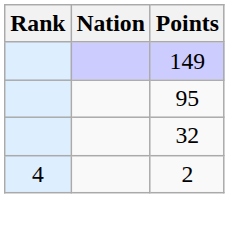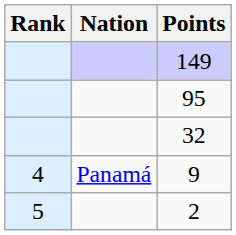+ row: (194, 173)
(38, 173) 4 -> (38, 211) 5
